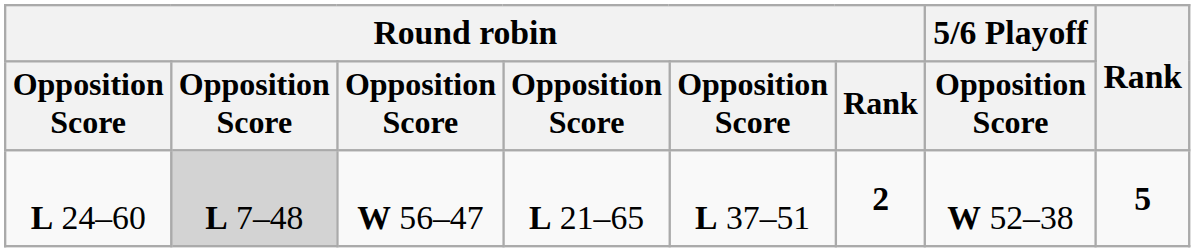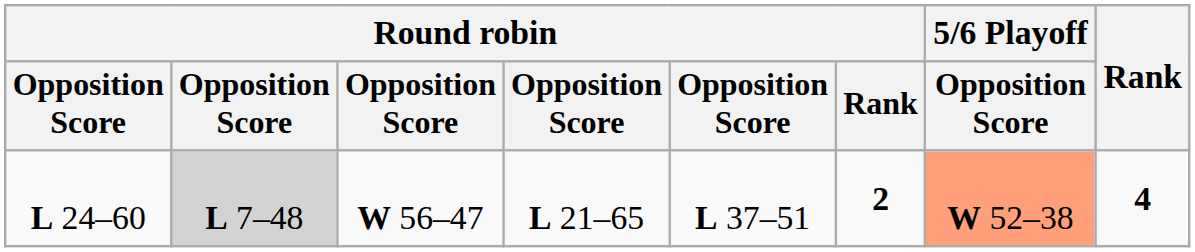(1010, 218) no background -> (1010, 218) lightsalmon background
(1143, 198) 5 -> (1143, 198) 4
